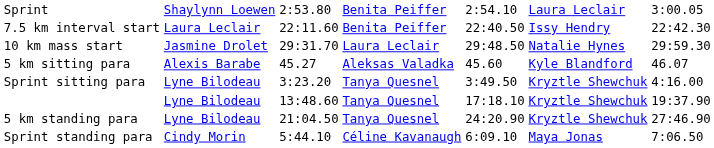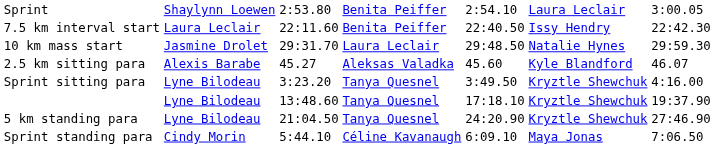+ row: (74, 64)
- row: (67, 64)
